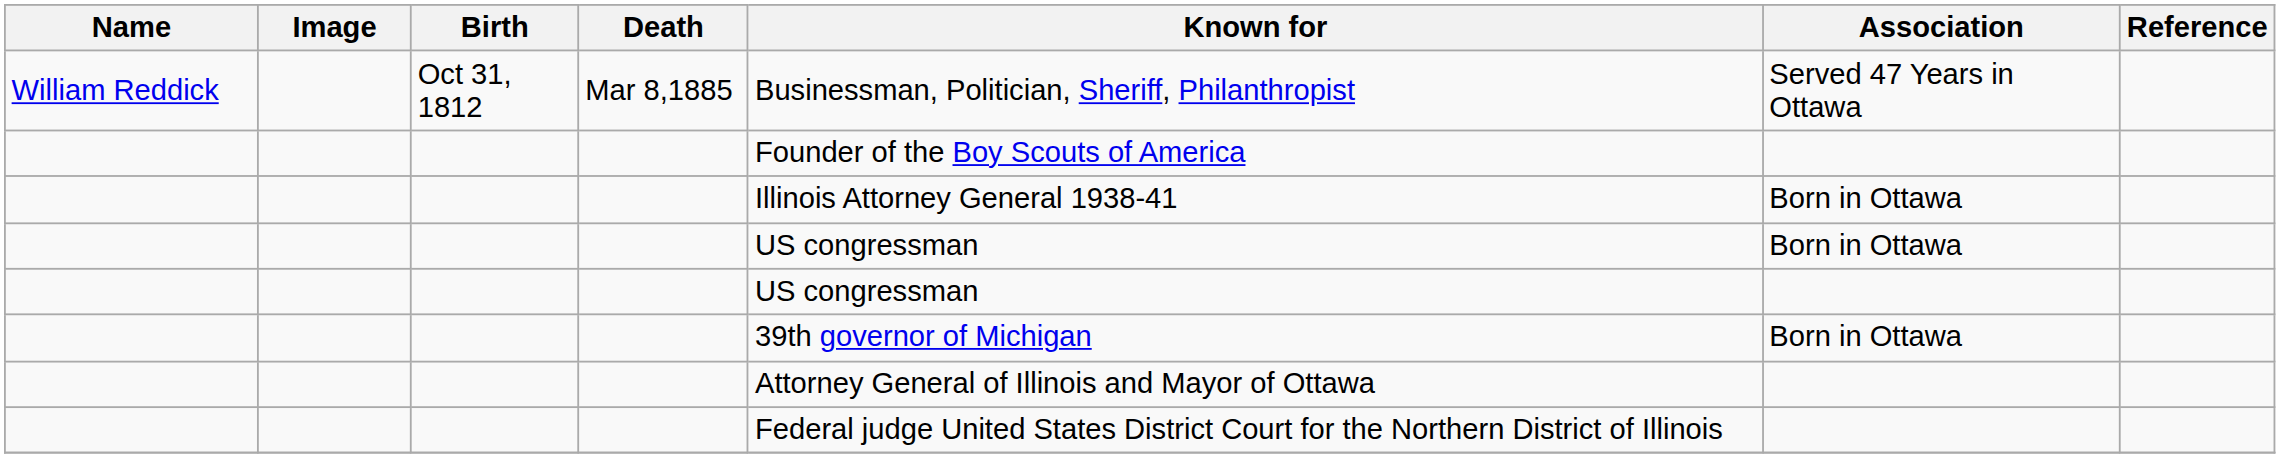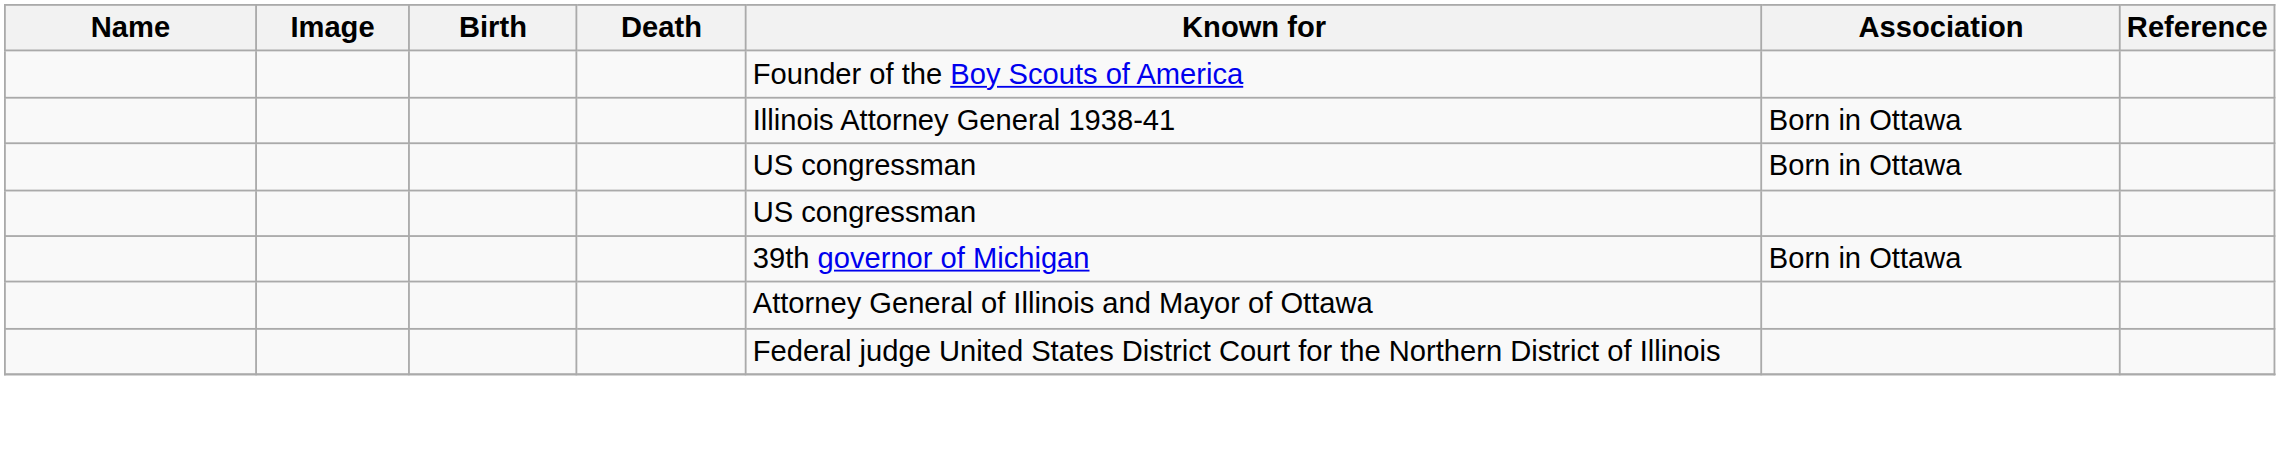- row: (115, 90)
